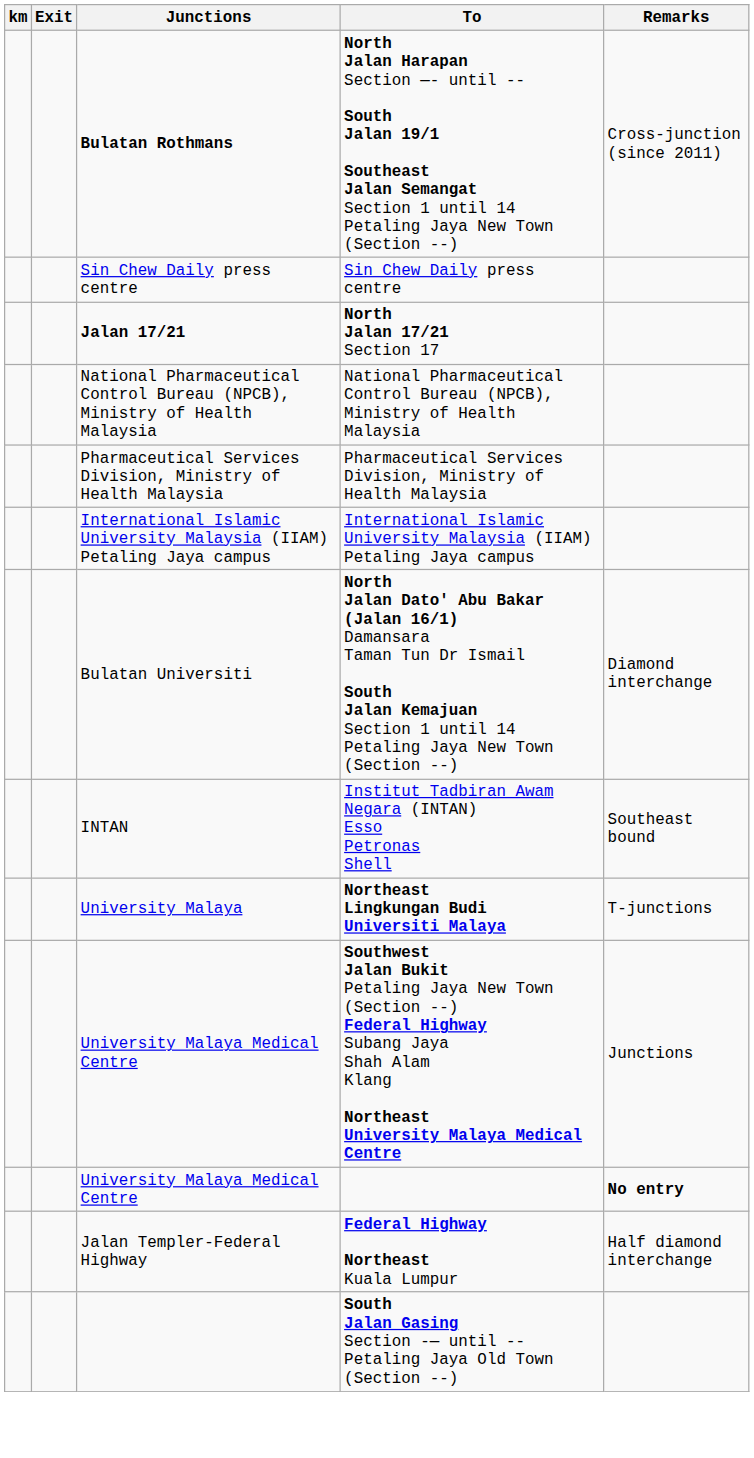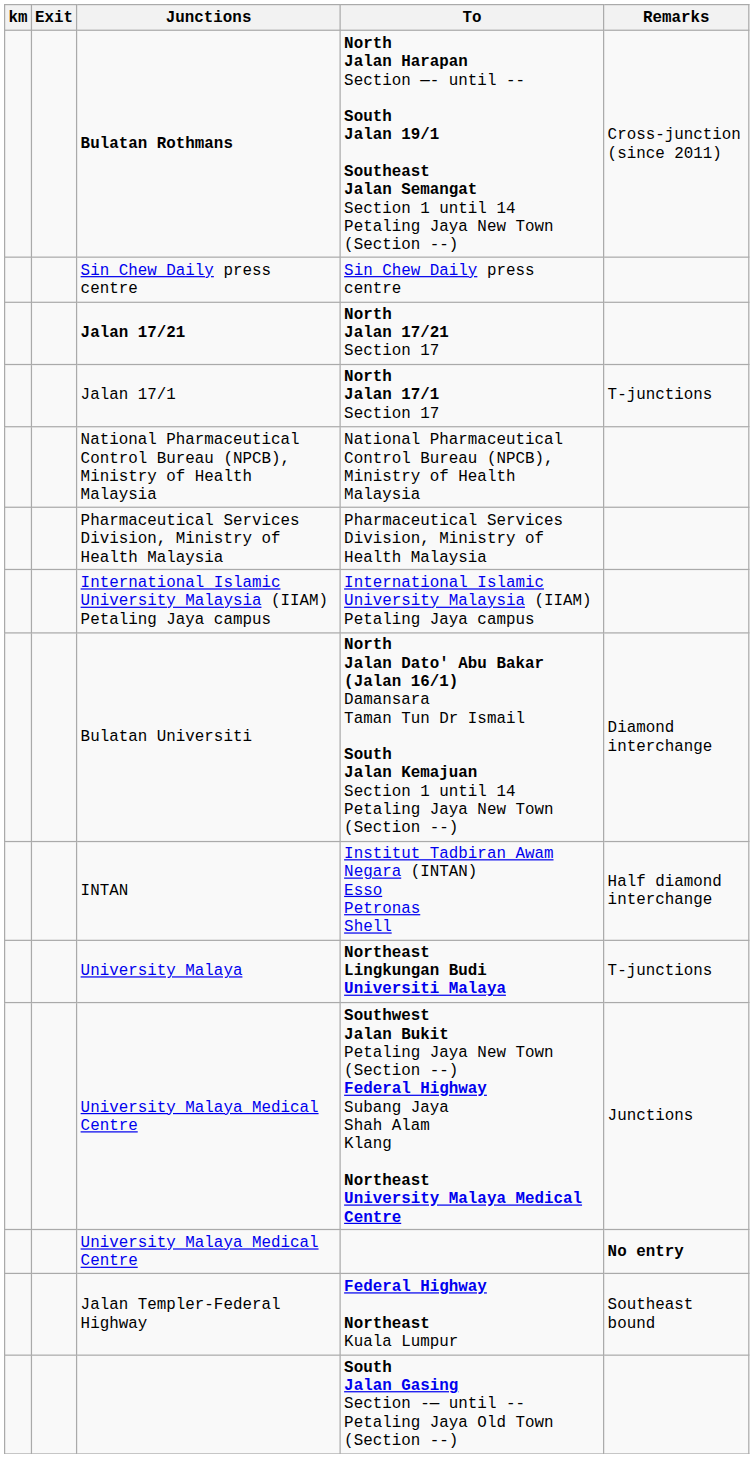+ row: (392, 395)
(650, 828) Southeast bound -> (665, 891) Half diamond interchange
(665, 1252) Half diamond interchange -> (650, 1314) Southeast bound
